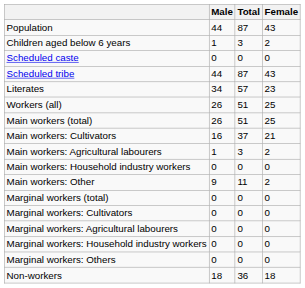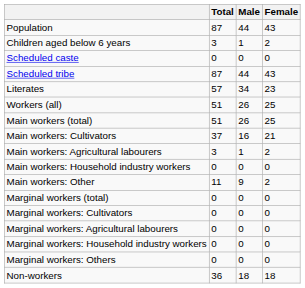columns swapped: (249, 12) <-> (222, 12)
